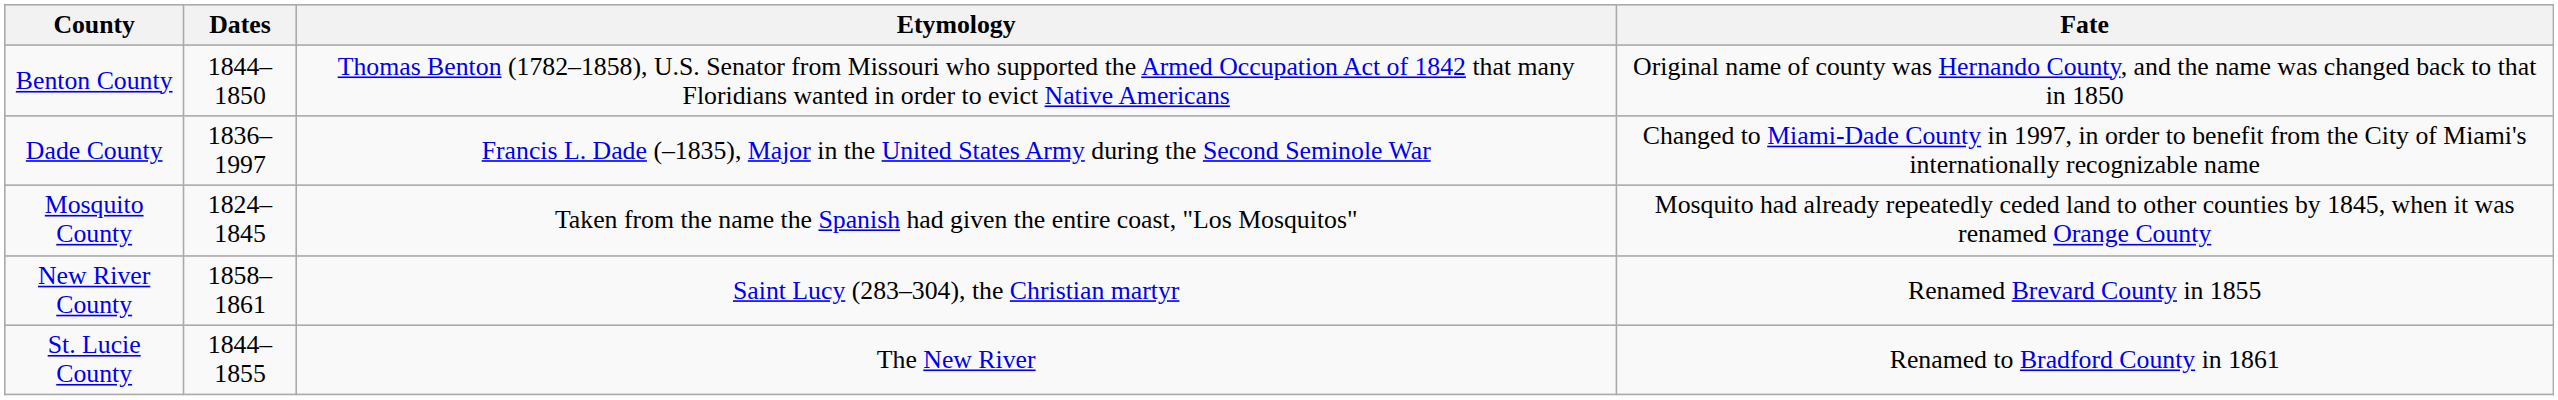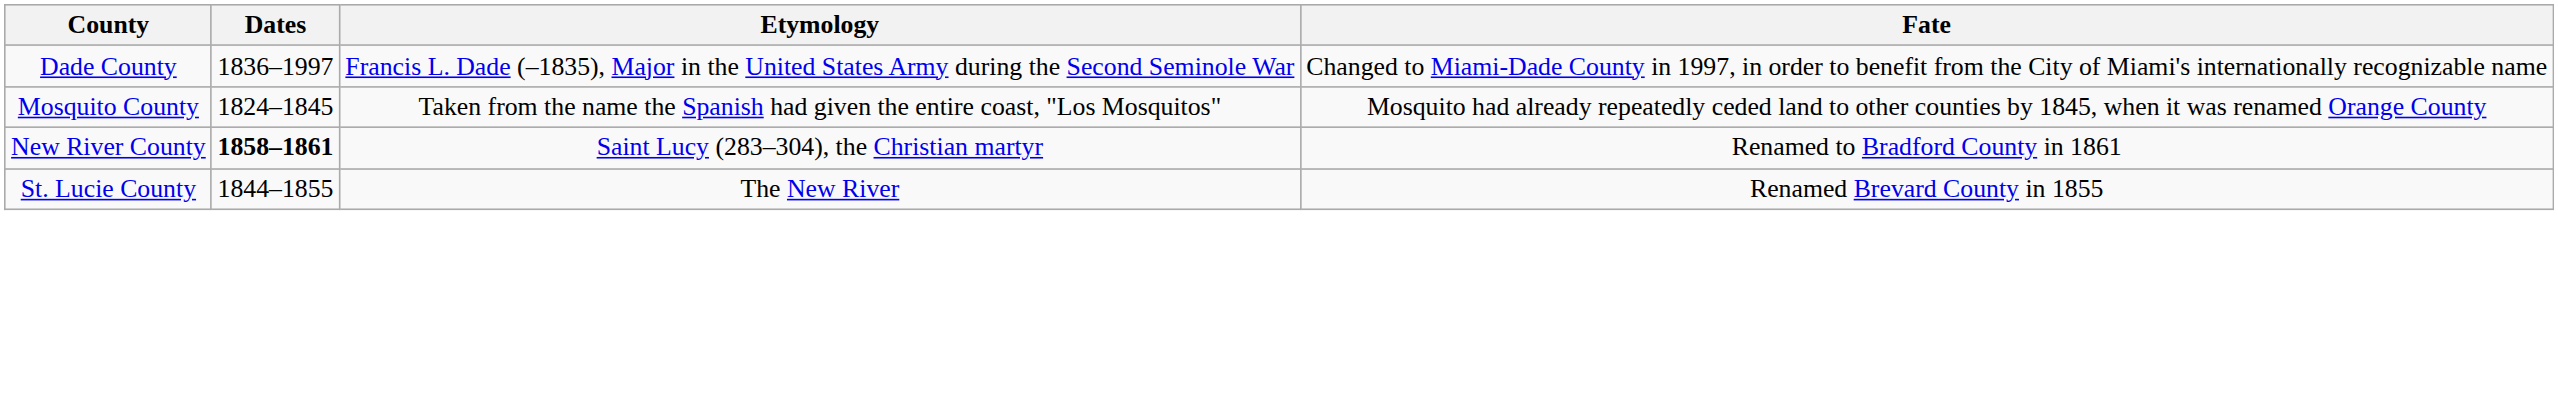- row: (94, 80)
(240, 289) normal -> (276, 147) bold
(2085, 289) Renamed Brevard County in 1855 -> (1927, 147) Renamed to Bradford County in 1861
(2085, 359) Renamed to Bradford County in 1861 -> (1927, 188) Renamed Brevard County in 1855
